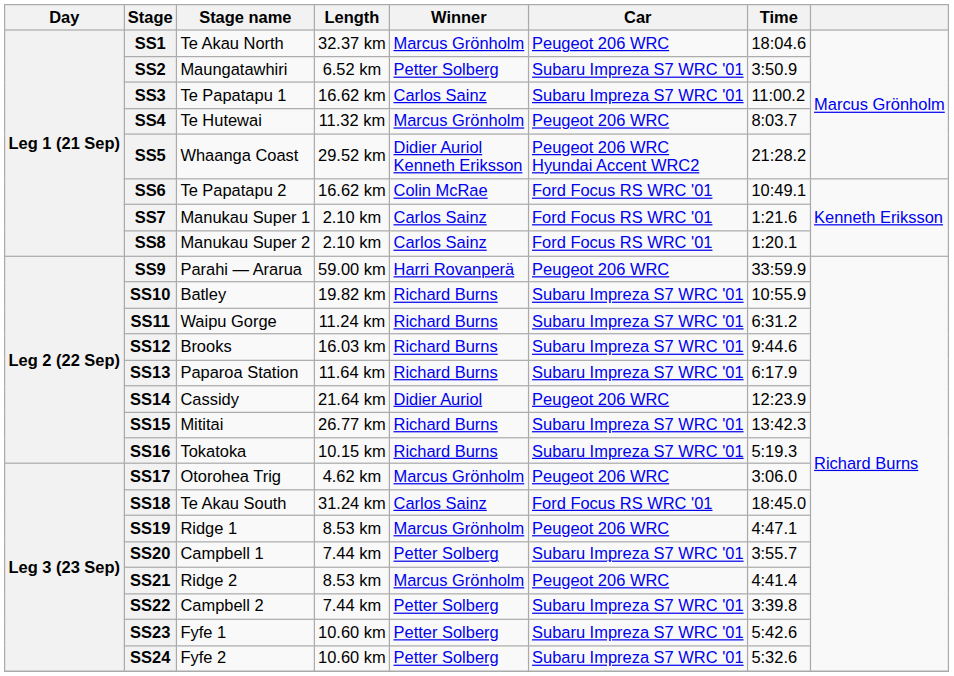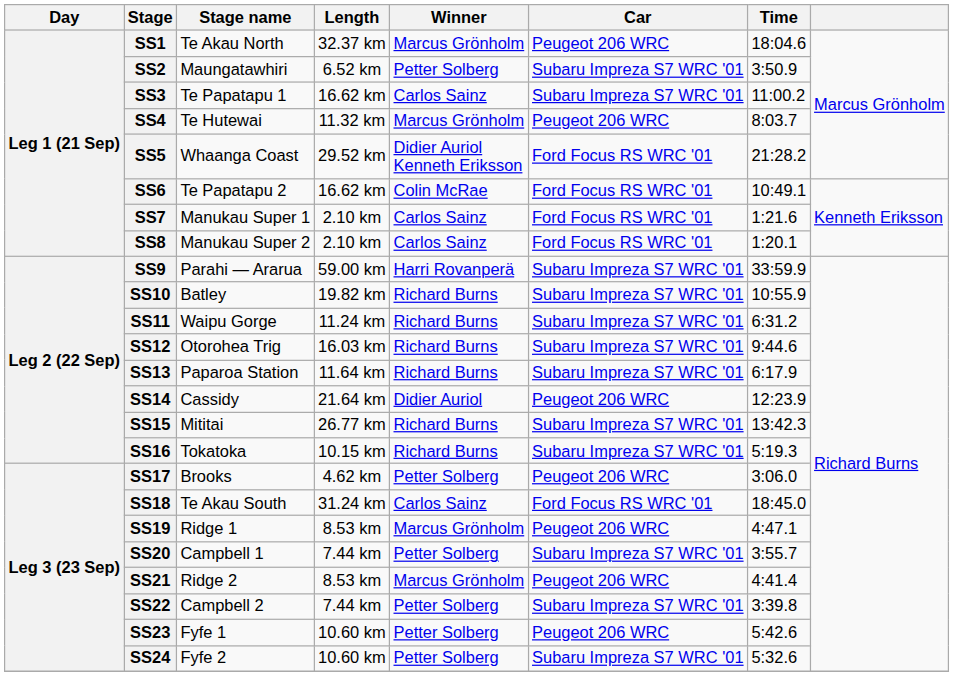(616, 156) Peugeot 206 WRC Hyundai Accent WRC2 -> (622, 156) Ford Focus RS WRC '01
(601, 269) Peugeot 206 WRC -> (638, 269) Subaru Impreza S7 WRC '01
(206, 347) Brooks -> (231, 347) Otorohea Trig
(231, 476) Otorohea Trig -> (206, 476) Brooks
(459, 476) Marcus Grönholm -> (446, 476) Petter Solberg
(638, 632) Subaru Impreza S7 WRC '01 -> (601, 632) Peugeot 206 WRC
